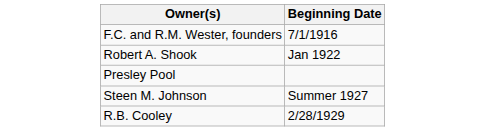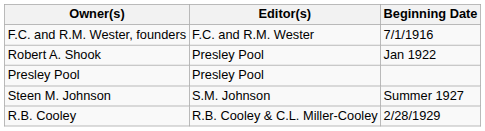+ column: (285, 14)
